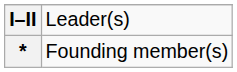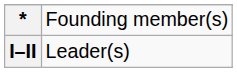rows swapped: (23, 20) <-> (23, 51)
